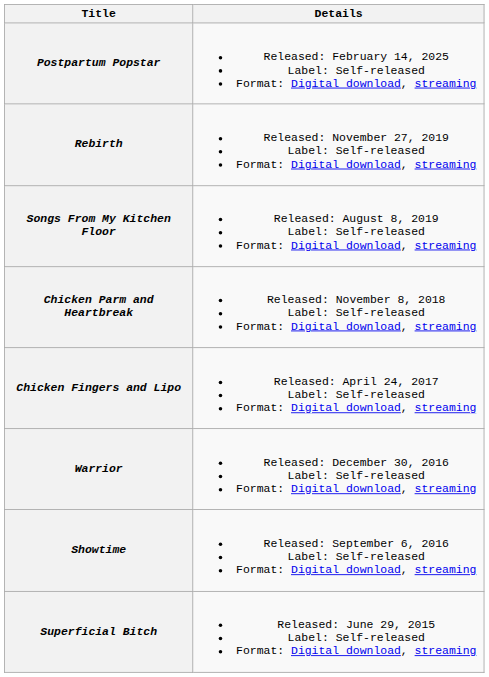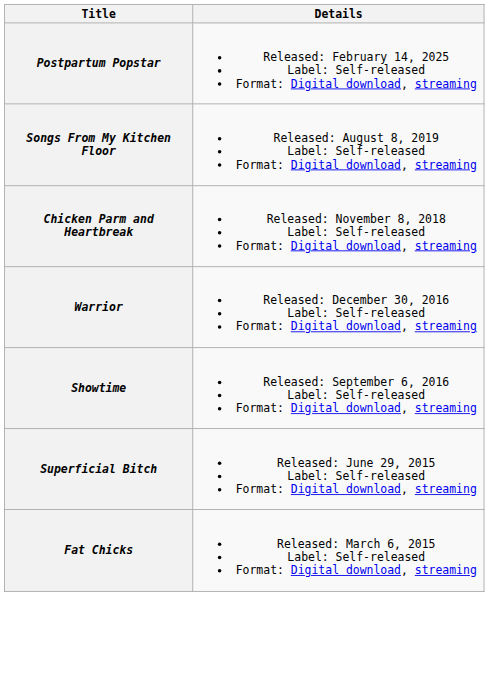- row: (99, 145)
- row: (99, 388)
+ row: (99, 550)
